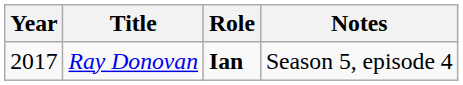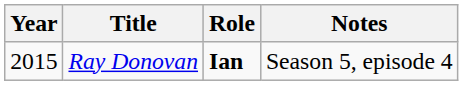(34, 60) 2017 -> (34, 60) 2015
